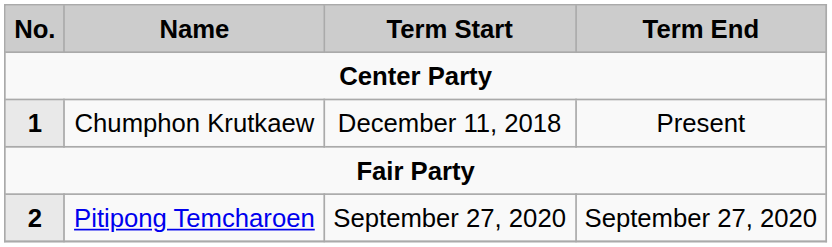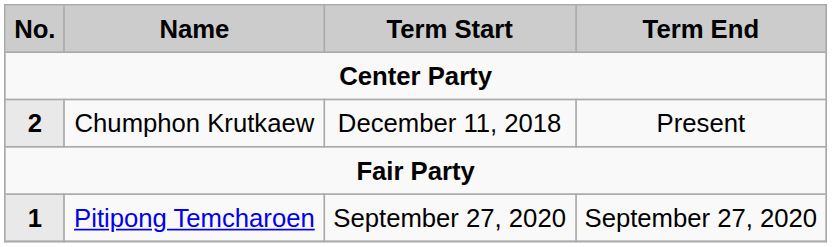(35, 123) 1 -> (35, 123) 2
(35, 218) 2 -> (35, 218) 1
